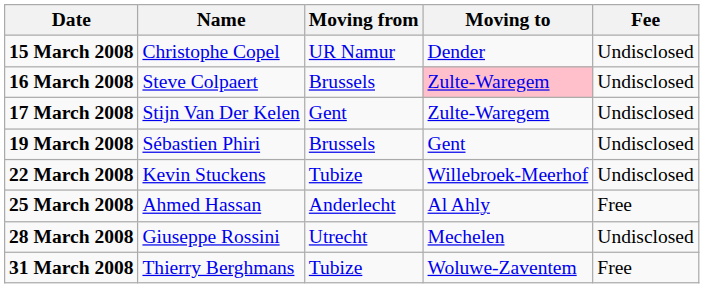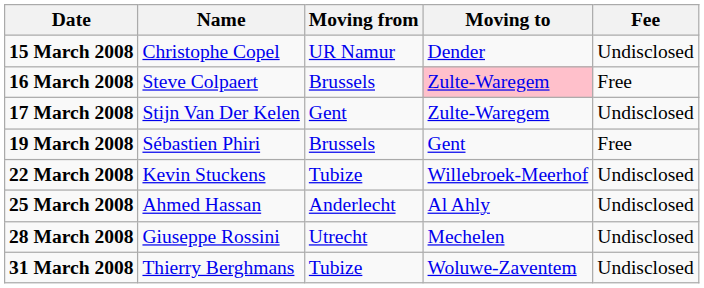(646, 81) Undisclosed -> (615, 81) Free
(646, 143) Undisclosed -> (615, 143) Free
(615, 205) Free -> (646, 205) Undisclosed
(615, 267) Free -> (646, 267) Undisclosed
